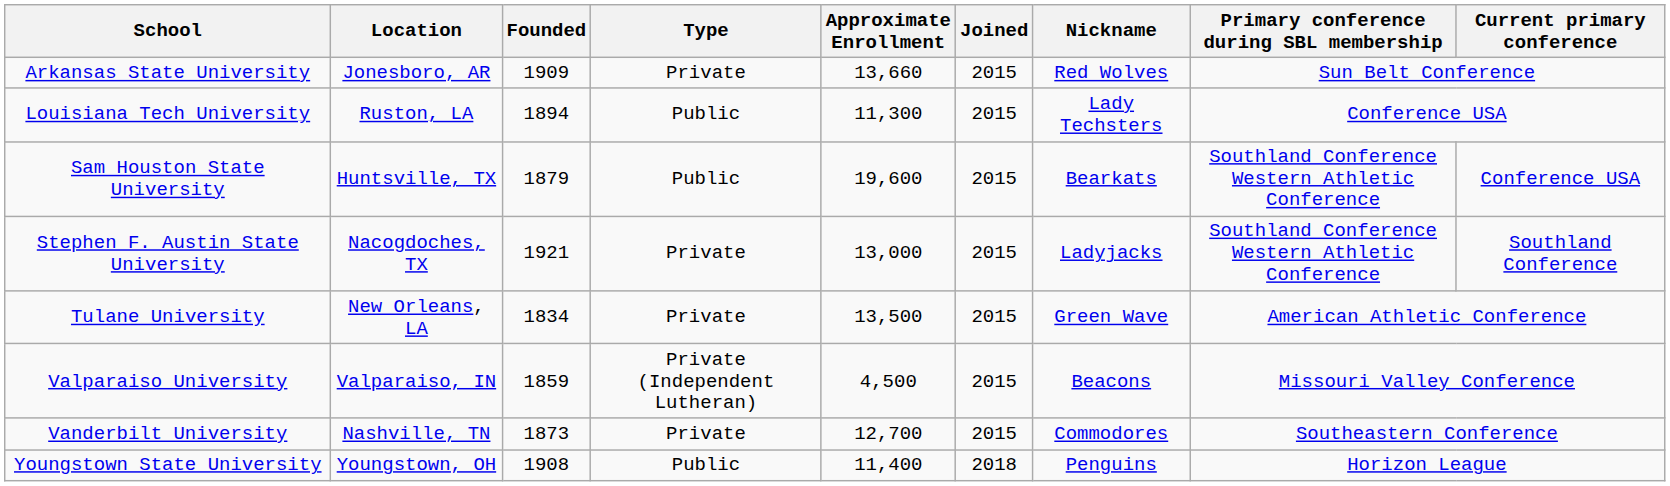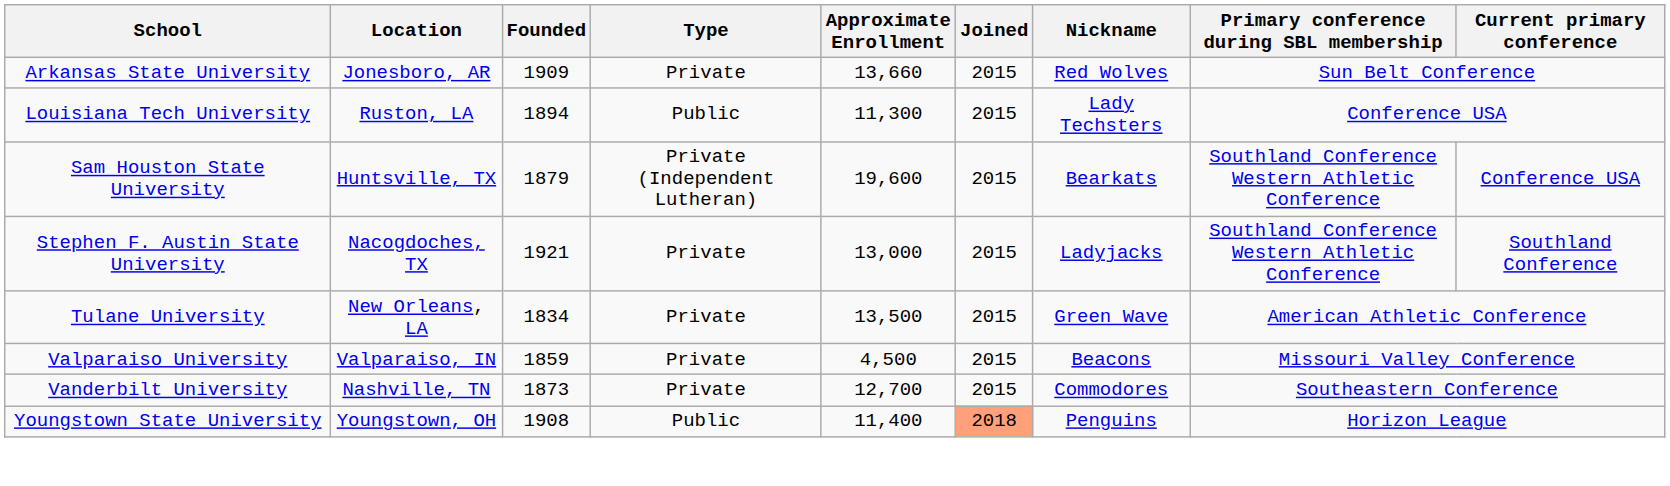(706, 179) Public -> (706, 179) Private (Independent Lutheran)
(706, 381) Private (Independent Lutheran) -> (706, 359) Private
(994, 465) no background -> (994, 421) lightsalmon background
